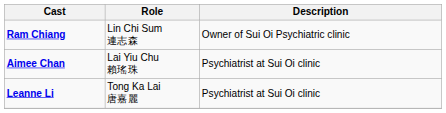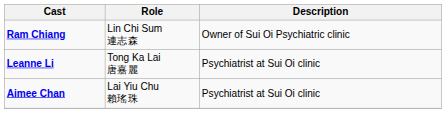rows swapped: (36, 64) <-> (30, 93)
